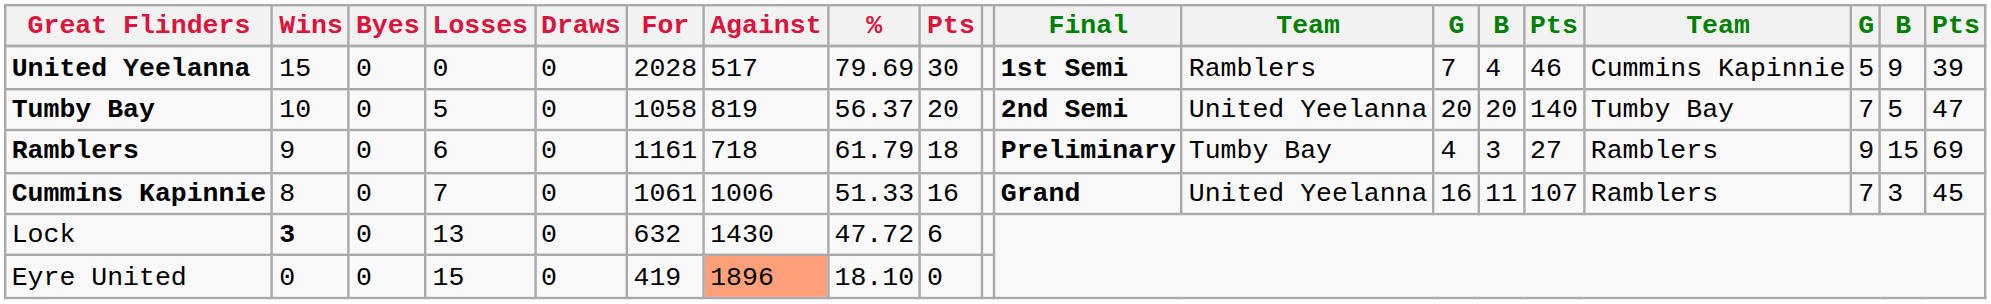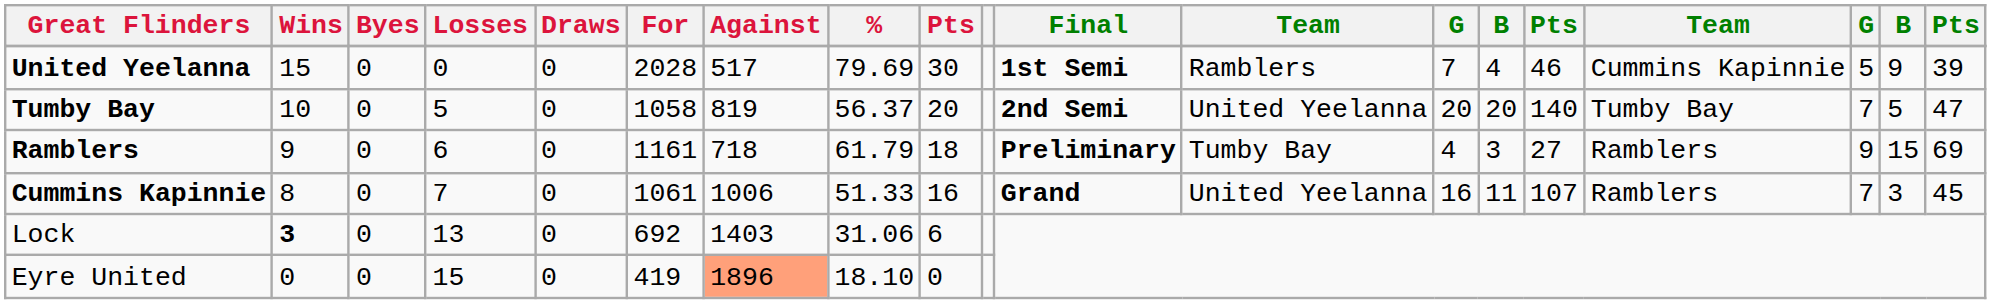(657, 235) 632 -> (657, 235) 692
(742, 235) 1430 -> (742, 235) 1403
(874, 235) 47.72 -> (874, 235) 31.06
